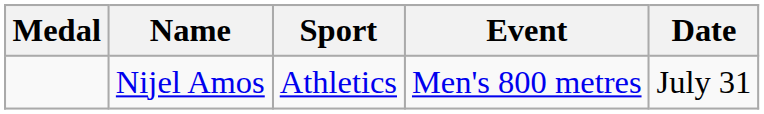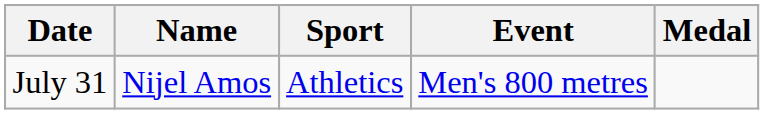columns swapped: (57, 30) <-> (704, 30)
